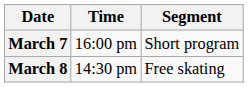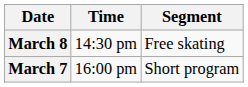rows swapped: (38, 43) <-> (38, 69)
